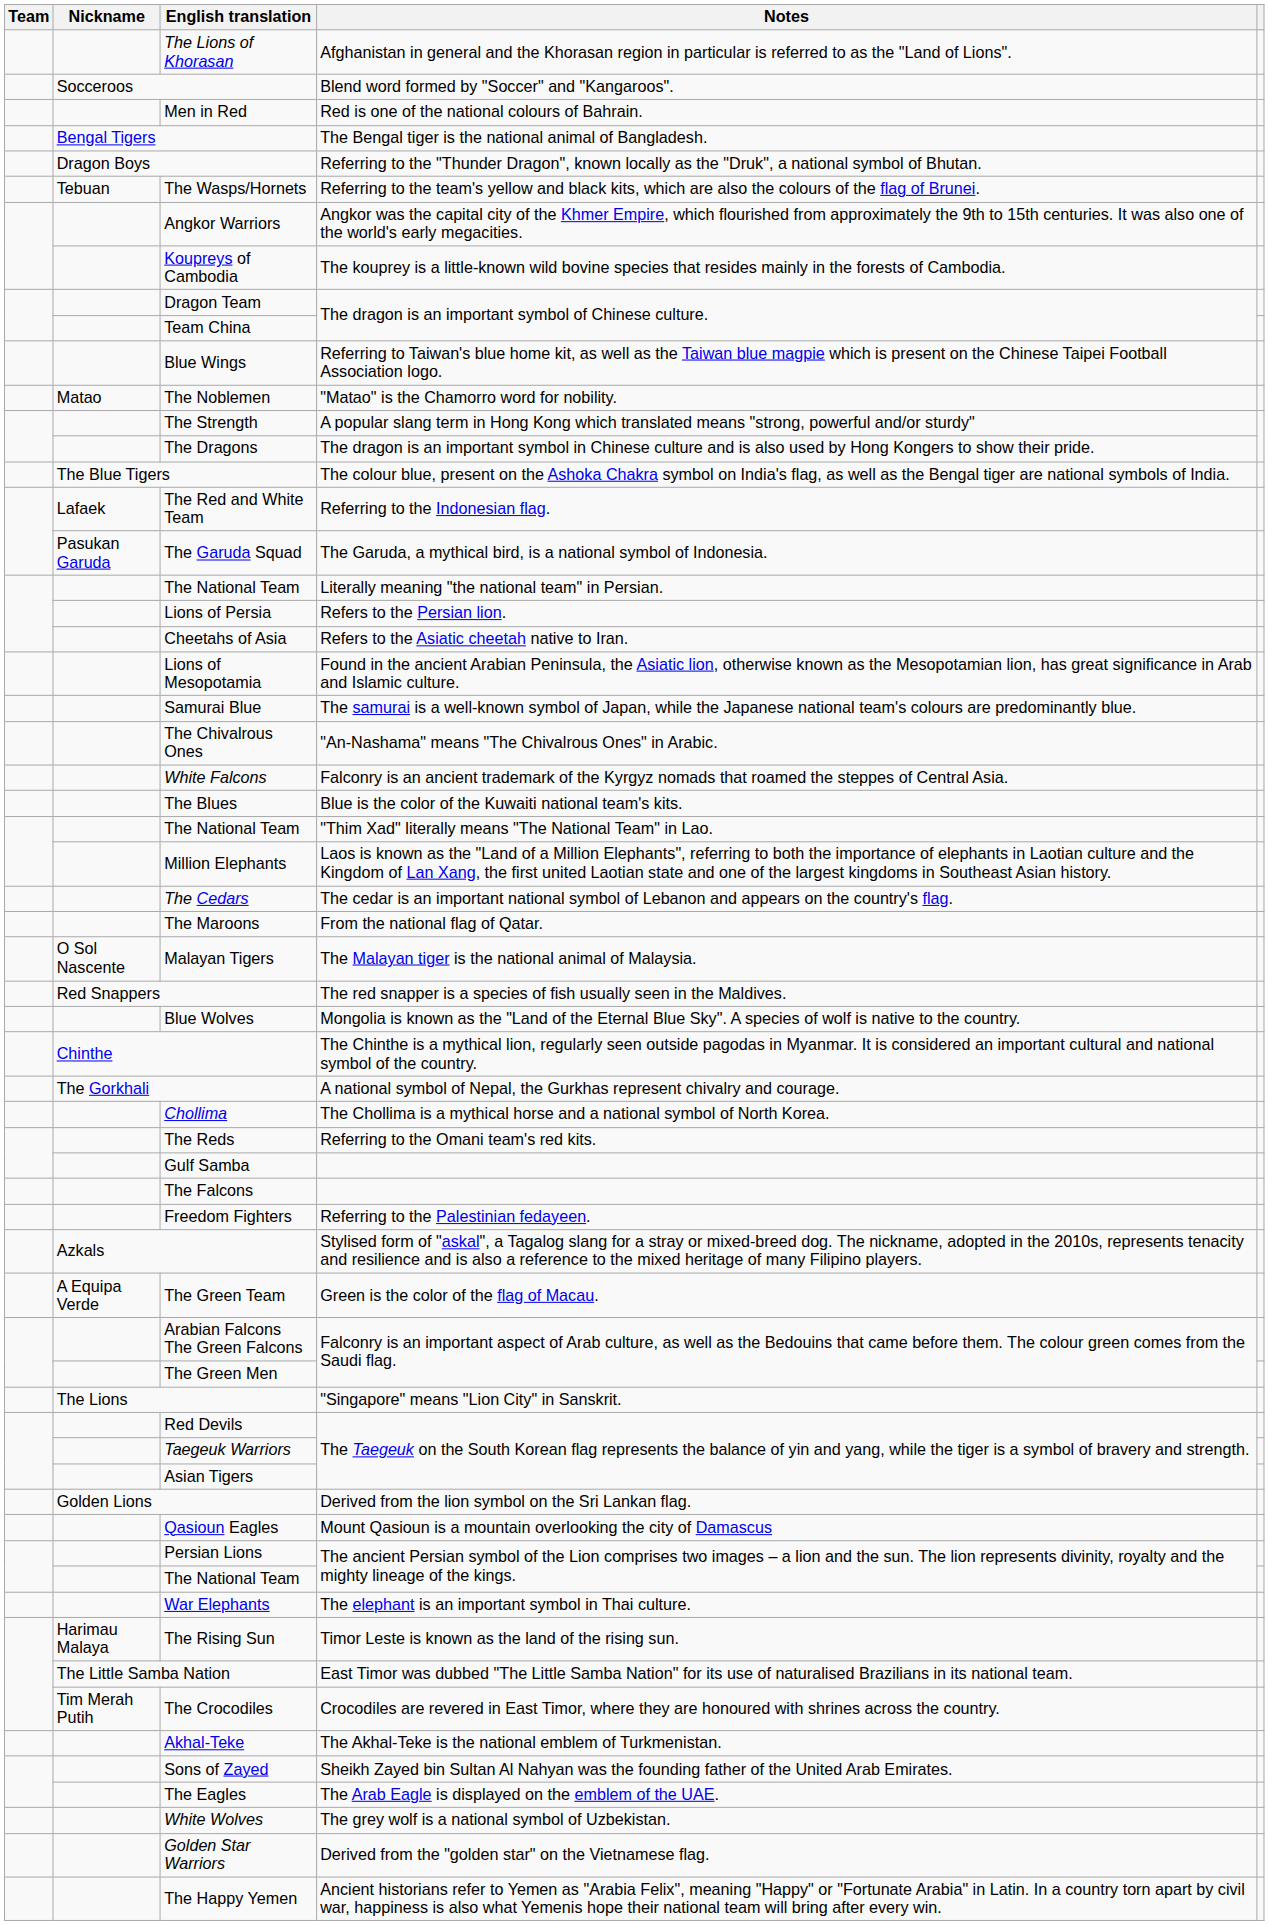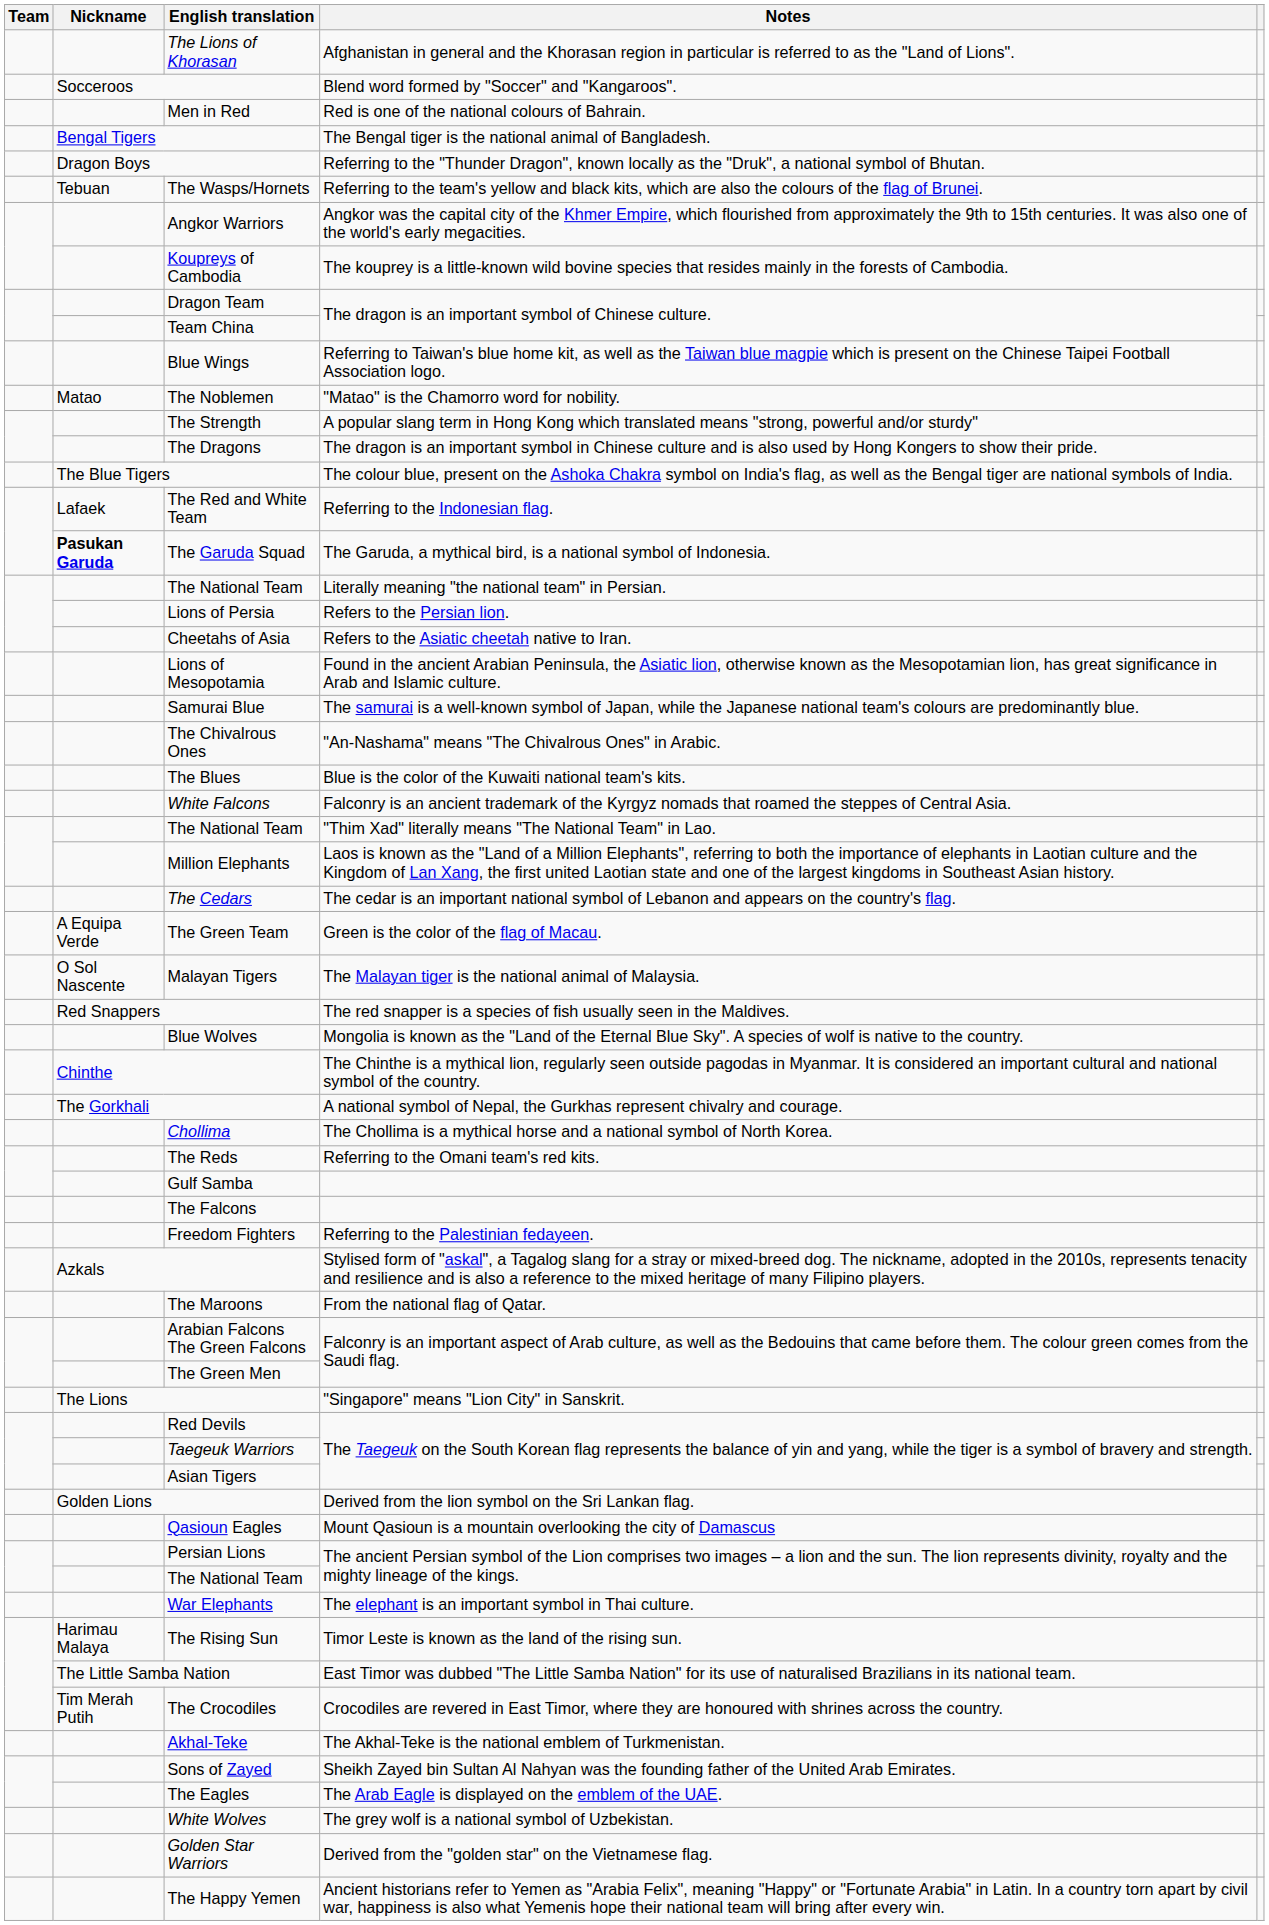(88, 552) normal -> (90, 552) bold
rows swapped: (201, 803) <-> (215, 777)
rows swapped: (225, 1295) <-> (212, 924)
